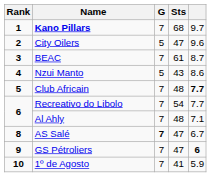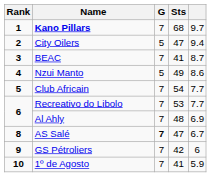(197, 43) 9.6 -> (197, 43) 9.4
(179, 58) 61 -> (179, 58) 41
(179, 73) 43 -> (179, 73) 49
(179, 89) 48 -> (179, 89) 54
(197, 89) bold -> (197, 89) normal
(179, 104) 54 -> (179, 104) 53
(197, 119) 7.1 -> (197, 119) 6.9
(179, 150) 47 -> (179, 150) 42
(197, 150) bold -> (197, 150) normal
